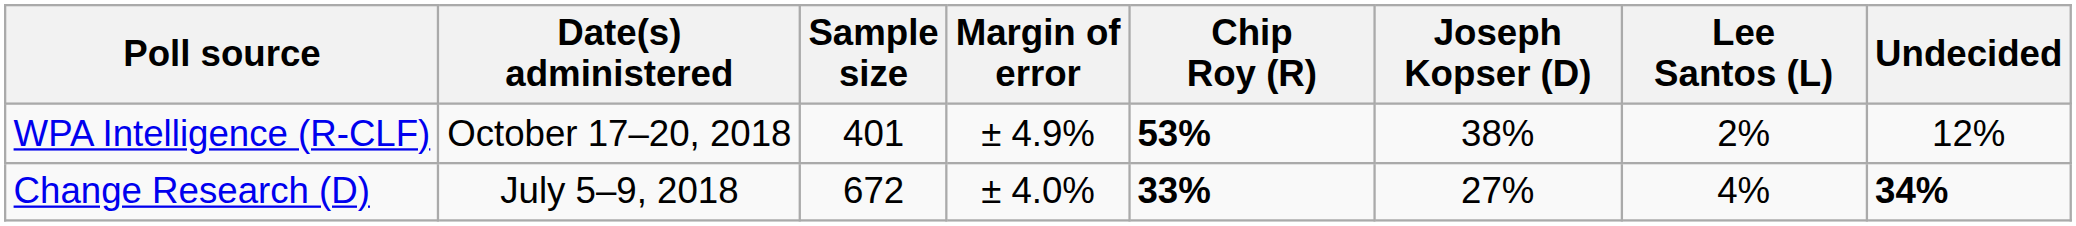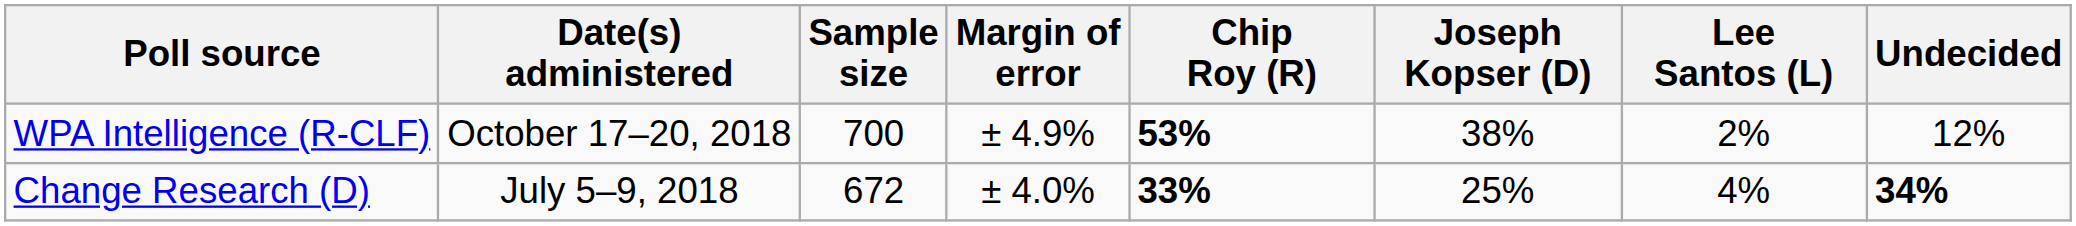(874, 132) 401 -> (874, 132) 700
(1498, 190) 27% -> (1498, 190) 25%
